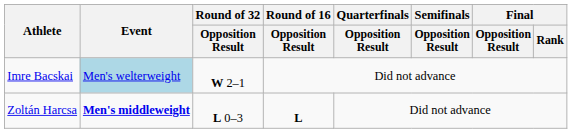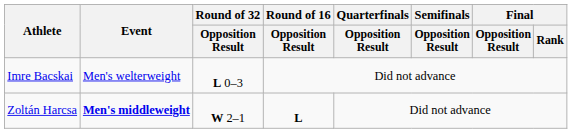(132, 75) lightblue background -> (132, 75) no background
(228, 83) W 2–1 -> (228, 83) L 0–3
(228, 118) L 0–3 -> (228, 118) W 2–1
